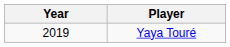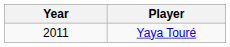(56, 33) 2019 -> (56, 33) 2011
